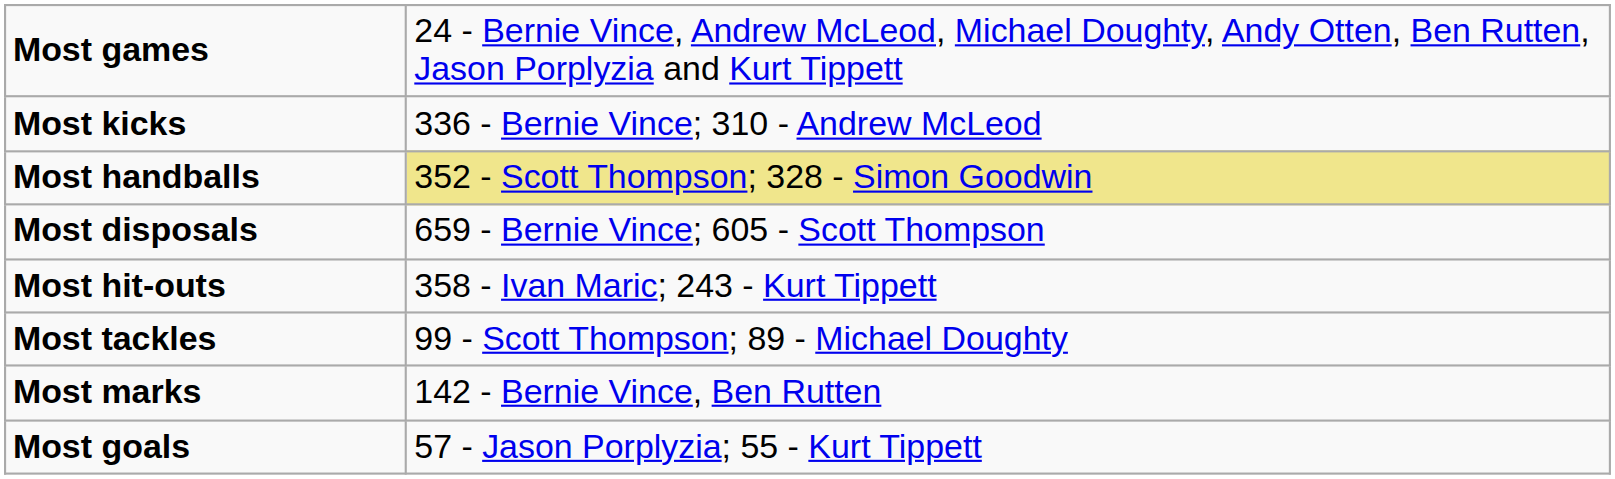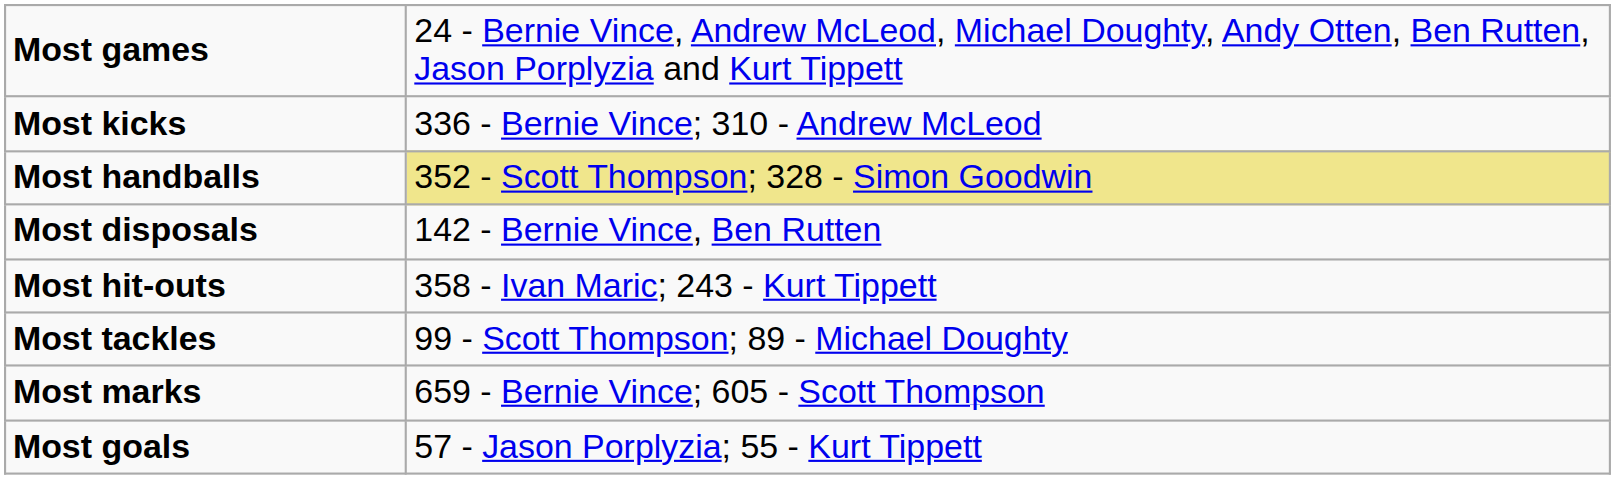(730, 230) 659 - Bernie Vince; 605 - Scott Thompson -> (648, 230) 142 - Bernie Vince, Ben Rutten
(648, 392) 142 - Bernie Vince, Ben Rutten -> (730, 392) 659 - Bernie Vince; 605 - Scott Thompson
